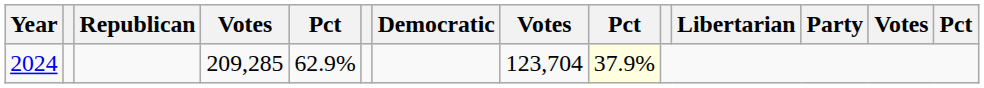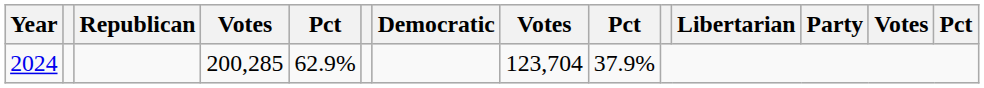(245, 63) 209,285 -> (245, 63) 200,285
(624, 63) lightyellow background -> (624, 63) no background
